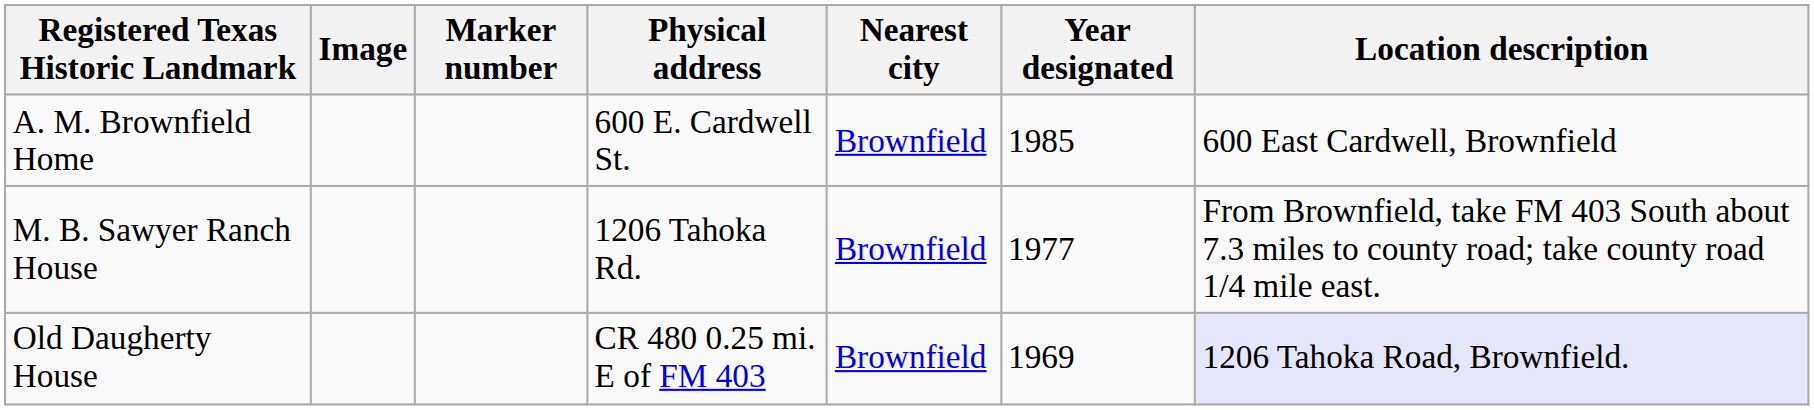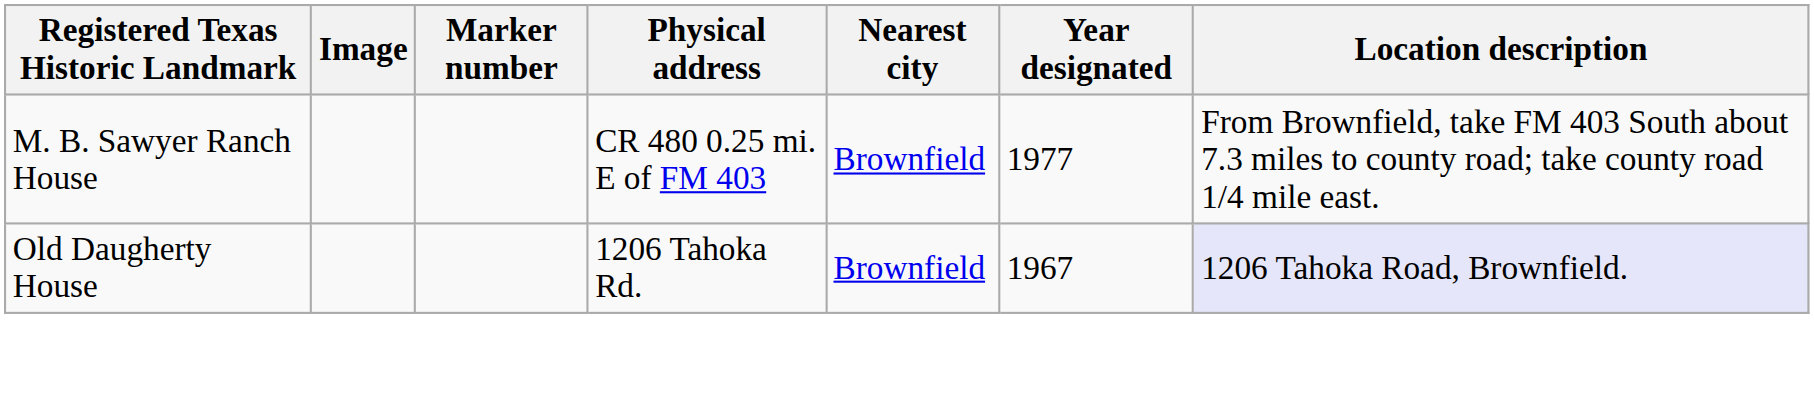- row: (132, 139)
(680, 248) 1206 Tahoka Rd. -> (706, 158) CR 480 0.25 mi. E of FM 403
(705, 357) CR 480 0.25 mi. E of FM 403 -> (681, 267) 1206 Tahoka Rd.
(1041, 357) 1969 -> (1040, 267) 1967
